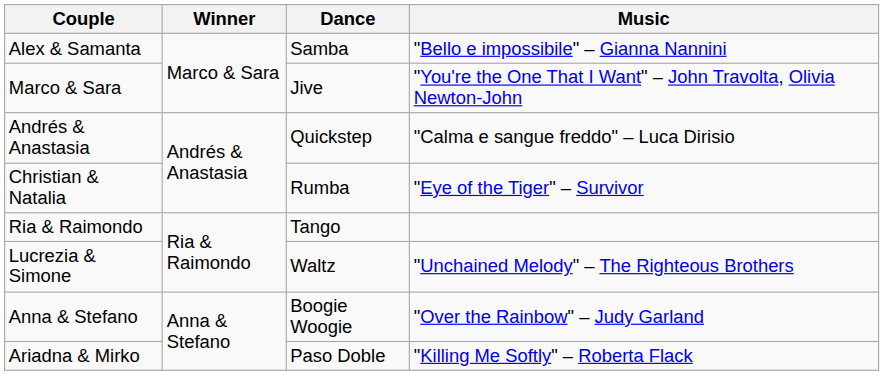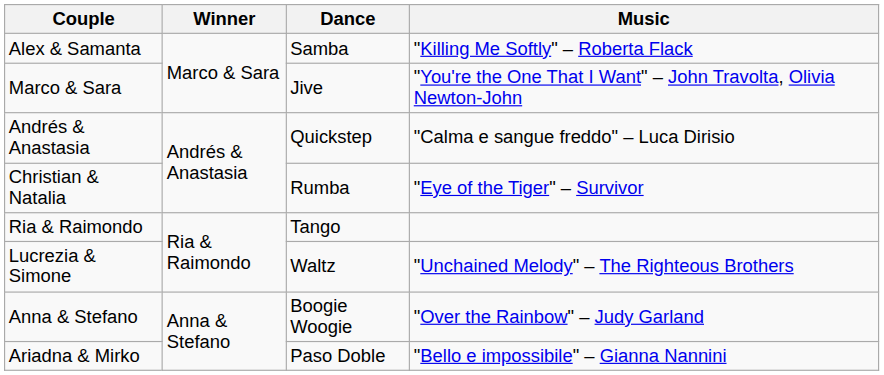(570, 48) "Bello e impossibile" – Gianna Nannini -> (553, 48) "Killing Me Softly" – Roberta Flack
(553, 356) "Killing Me Softly" – Roberta Flack -> (570, 356) "Bello e impossibile" – Gianna Nannini
